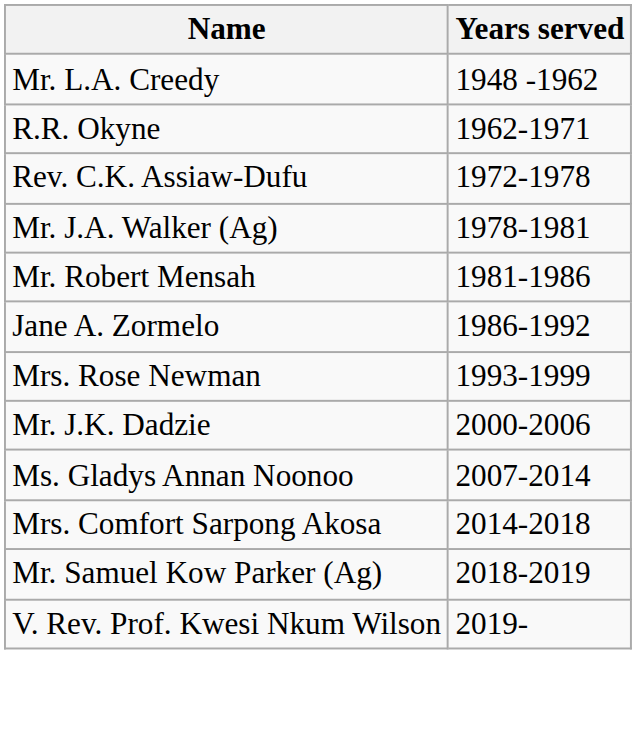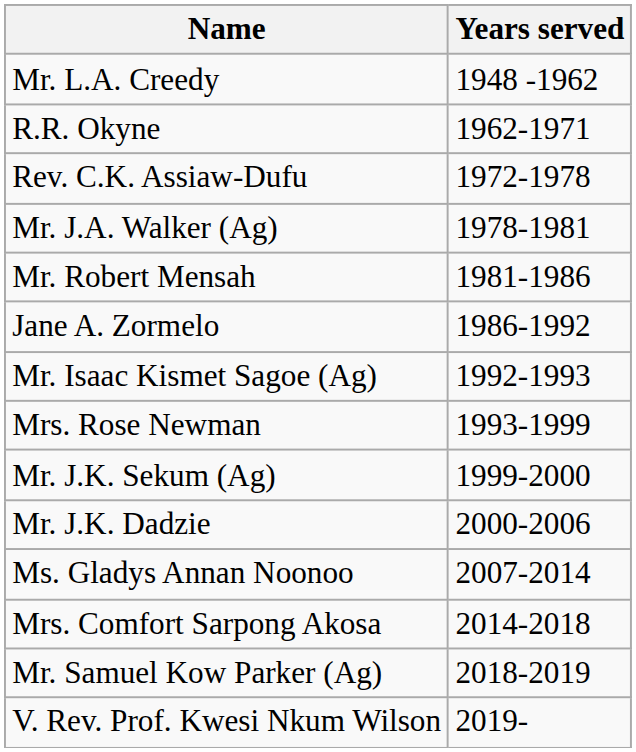+ row: (195, 375)
+ row: (144, 474)
